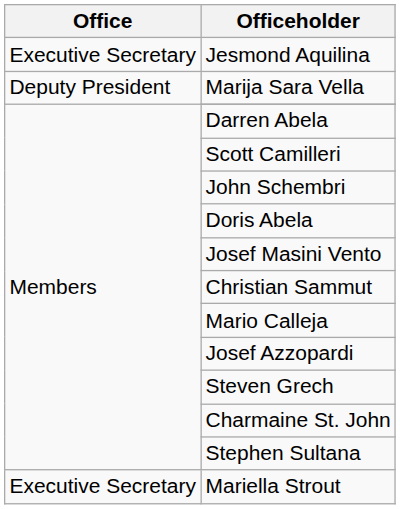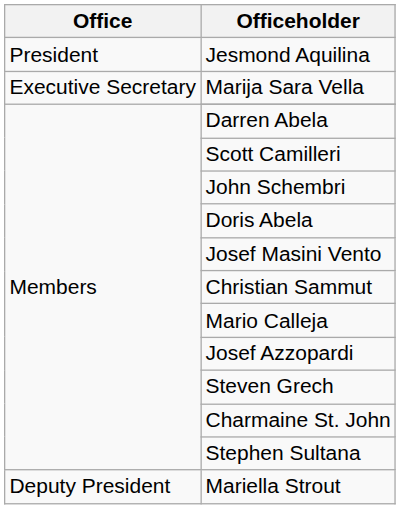(103, 54) Executive Secretary -> (54, 54) President
(90, 87) Deputy President -> (103, 87) Executive Secretary
(103, 486) Executive Secretary -> (90, 486) Deputy President
